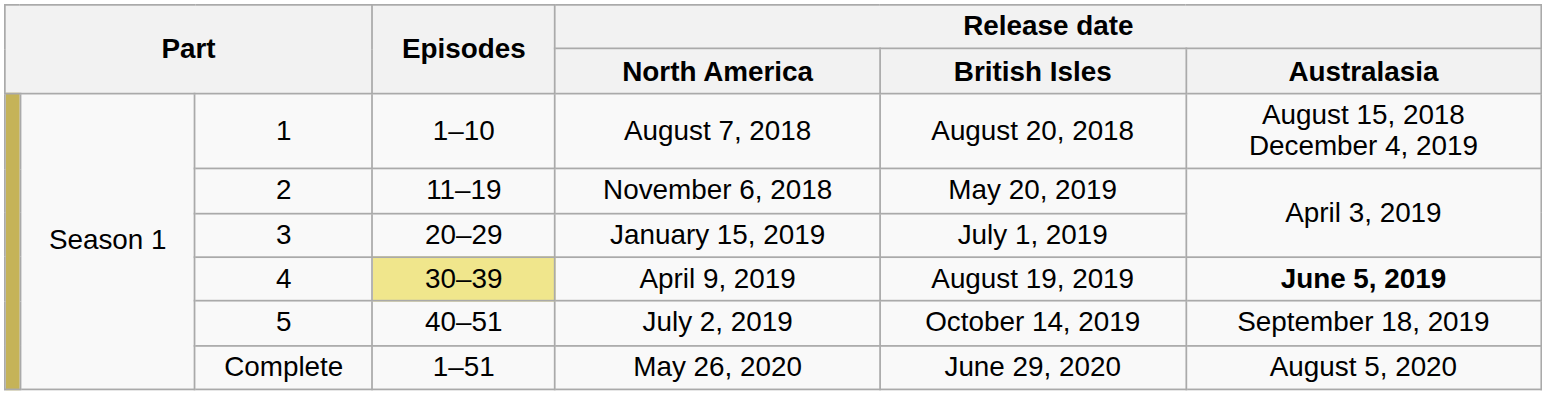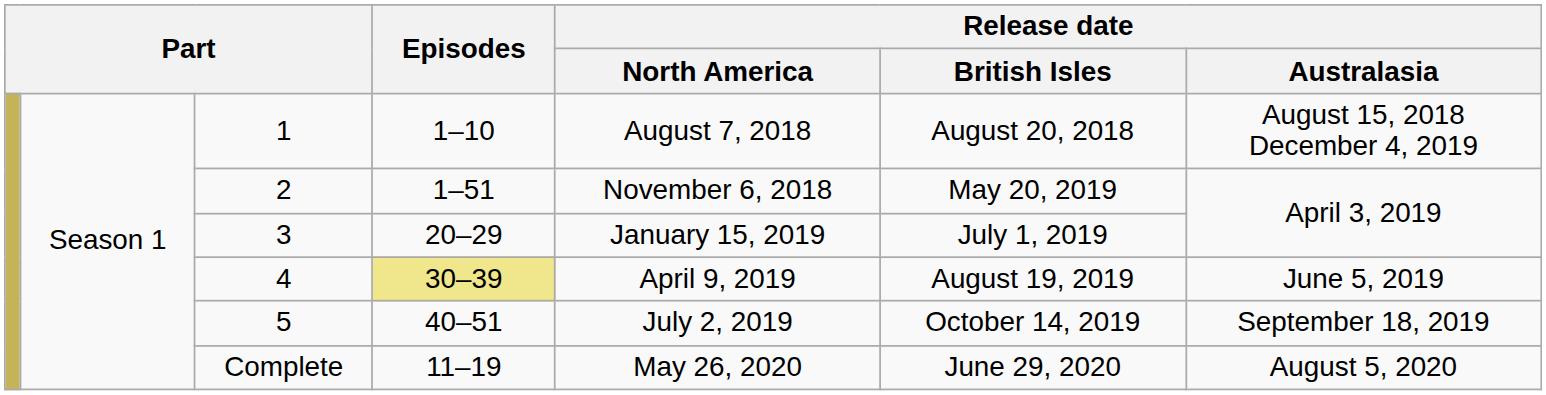(464, 190) 11–19 -> (464, 190) 1–51
(1363, 278) bold -> (1363, 278) normal
(464, 366) 1–51 -> (464, 366) 11–19
